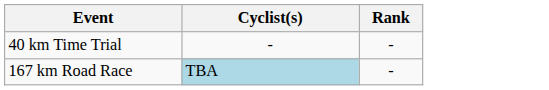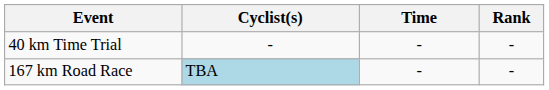+ column: (419, 18)
